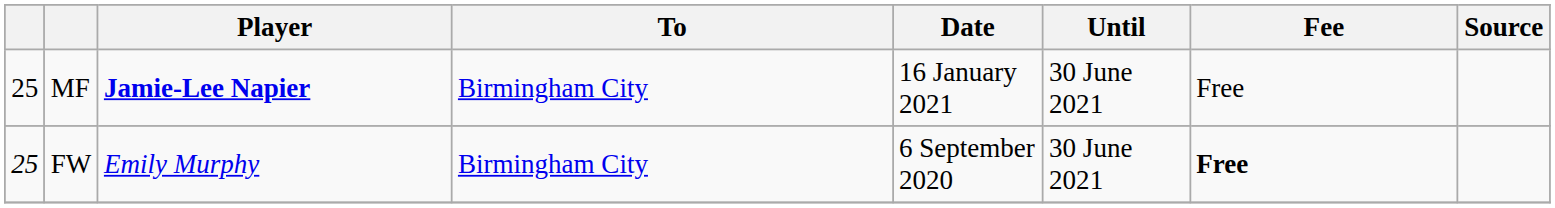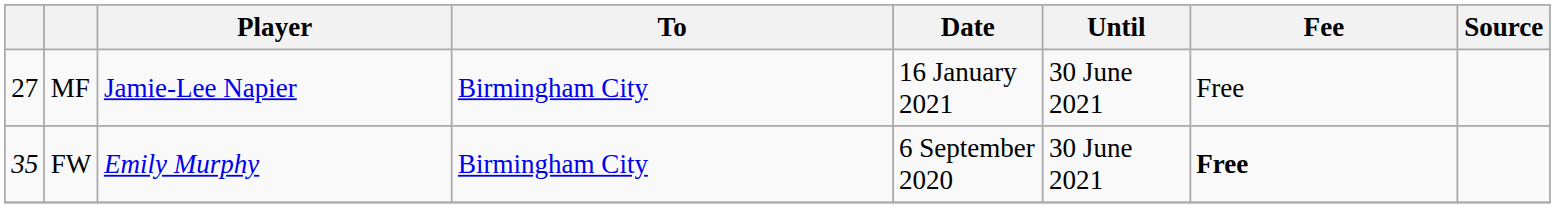(25, 87) 25 -> (25, 87) 27
(207, 87) bold -> (200, 87) normal
(25, 164) 25 -> (25, 164) 35
